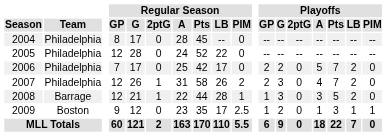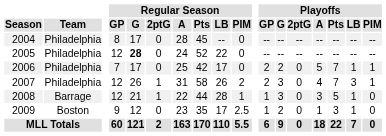(136, 53) normal -> (136, 53) bold
(354, 68) 2 -> (354, 68) 1
(372, 68) 0 -> (372, 68) 1
(354, 82) 2 -> (354, 82) 3
(372, 82) 0 -> (372, 82) 1
(354, 96) 2 -> (354, 96) 1
(372, 111) 1 -> (372, 111) 0
